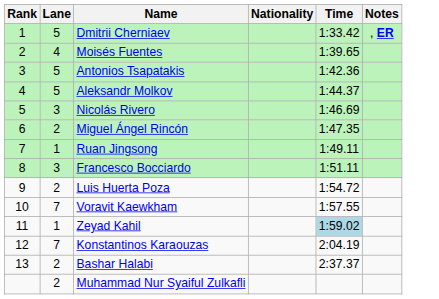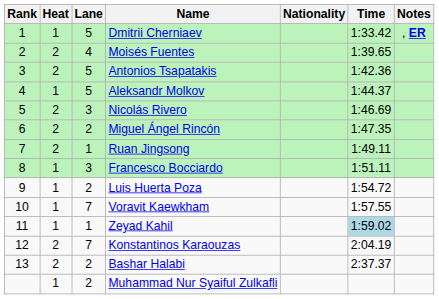+ column: (56, 14)
